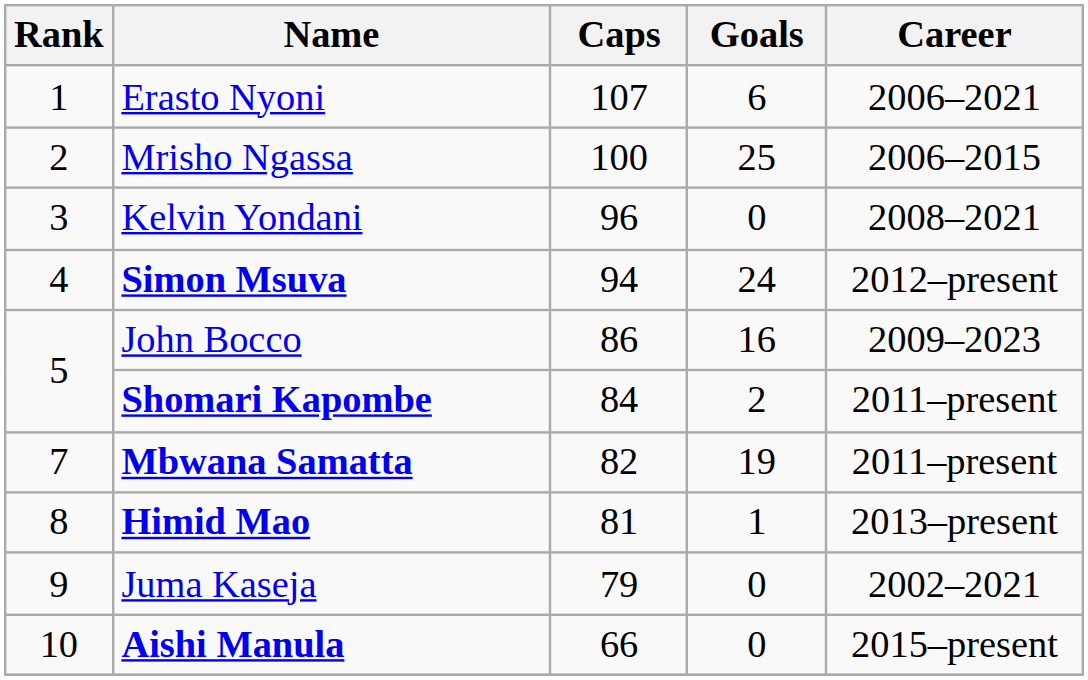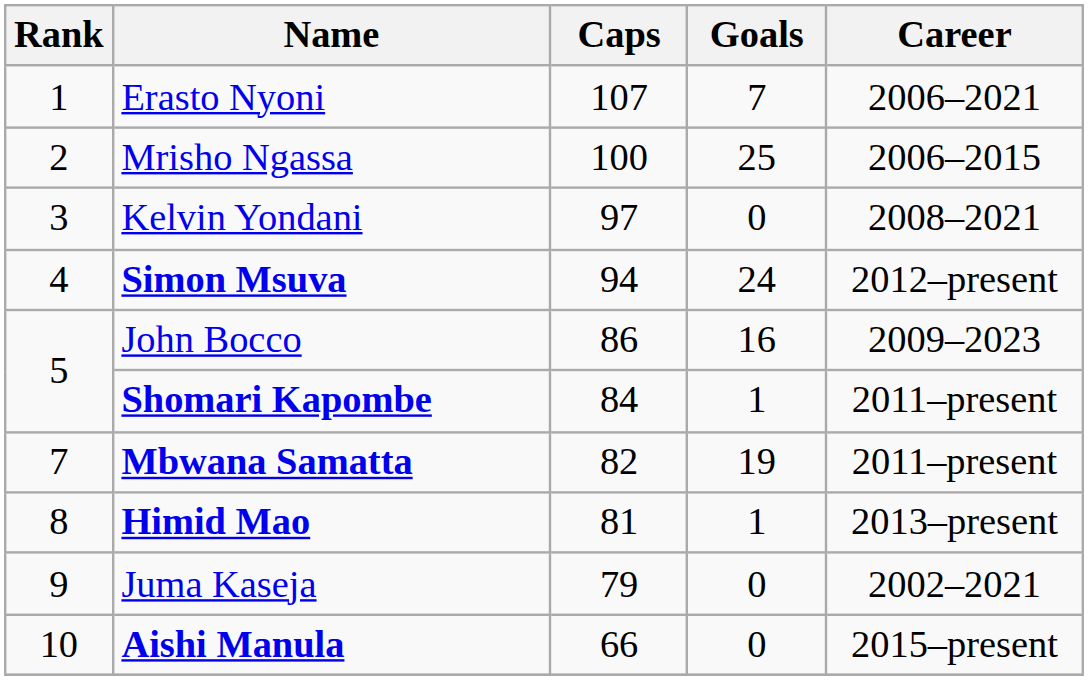(757, 95) 6 -> (757, 95) 7
(619, 217) 96 -> (619, 217) 97
(757, 400) 2 -> (757, 400) 1
